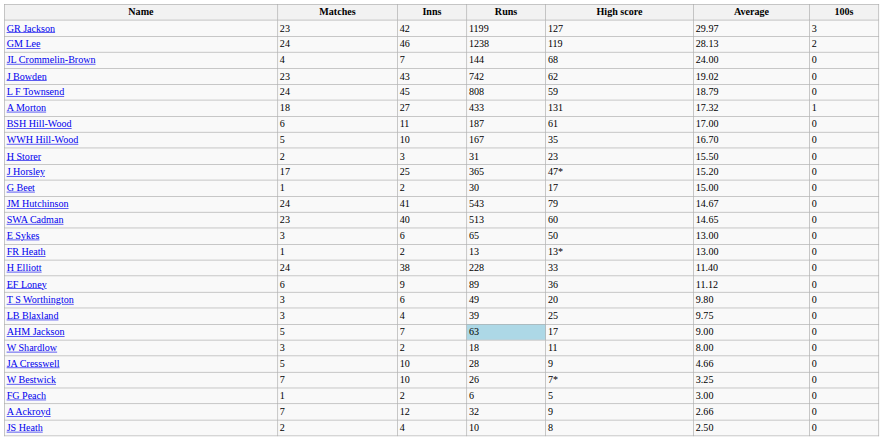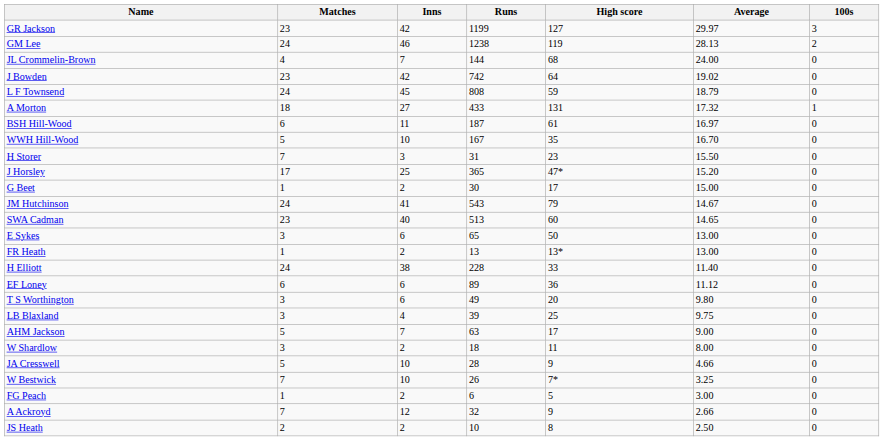(405, 76) 43 -> (405, 76) 42
(553, 76) 62 -> (553, 76) 64
(707, 124) 17.00 -> (707, 124) 16.97
(282, 156) 2 -> (282, 156) 7
(402, 284) 9 -> (402, 284) 6
(474, 332) lightblue background -> (474, 332) no background
(402, 428) 4 -> (402, 428) 2
